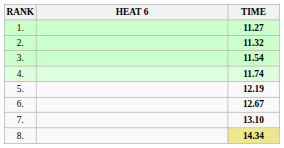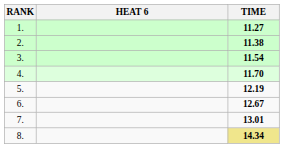(253, 43) 11.32 -> (253, 43) 11.38
(253, 74) 11.74 -> (253, 74) 11.70
(253, 120) 13.10 -> (253, 120) 13.01
